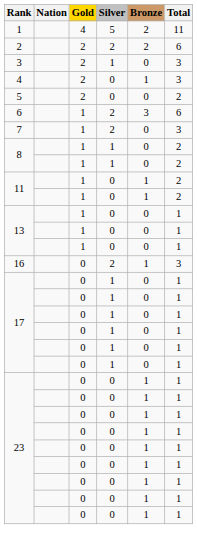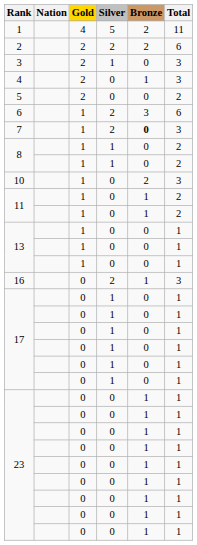(146, 130) normal -> (146, 130) bold
+ row: (19, 180)
